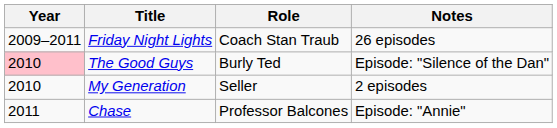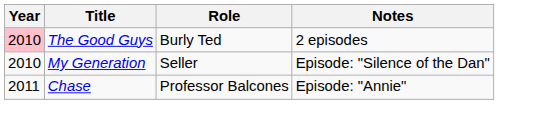- row: (150, 39)
(452, 63) Episode: "Silence of the Dan" -> (332, 39) 2 episodes
(391, 87) 2 episodes -> (393, 63) Episode: "Silence of the Dan"
